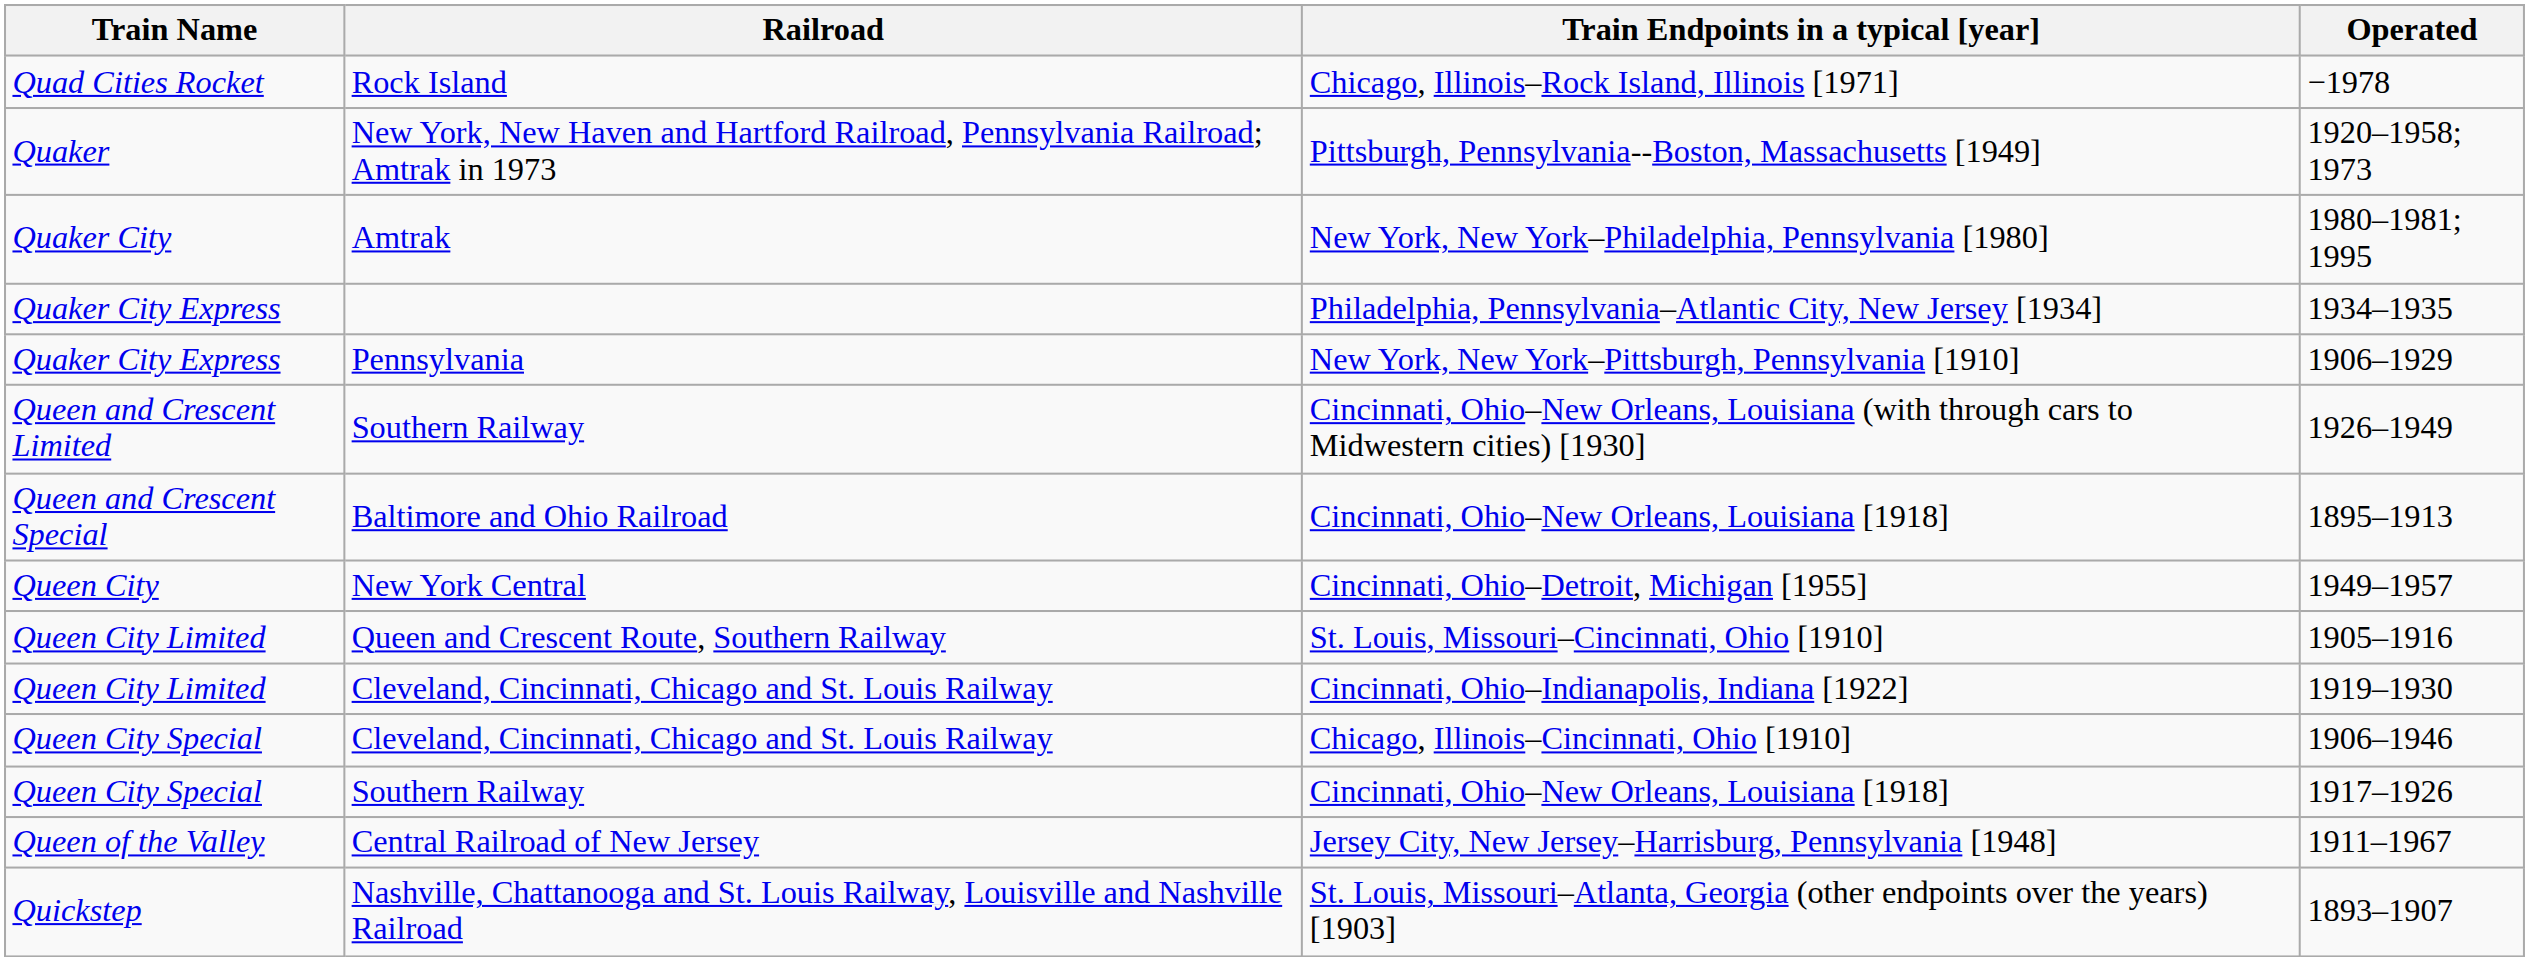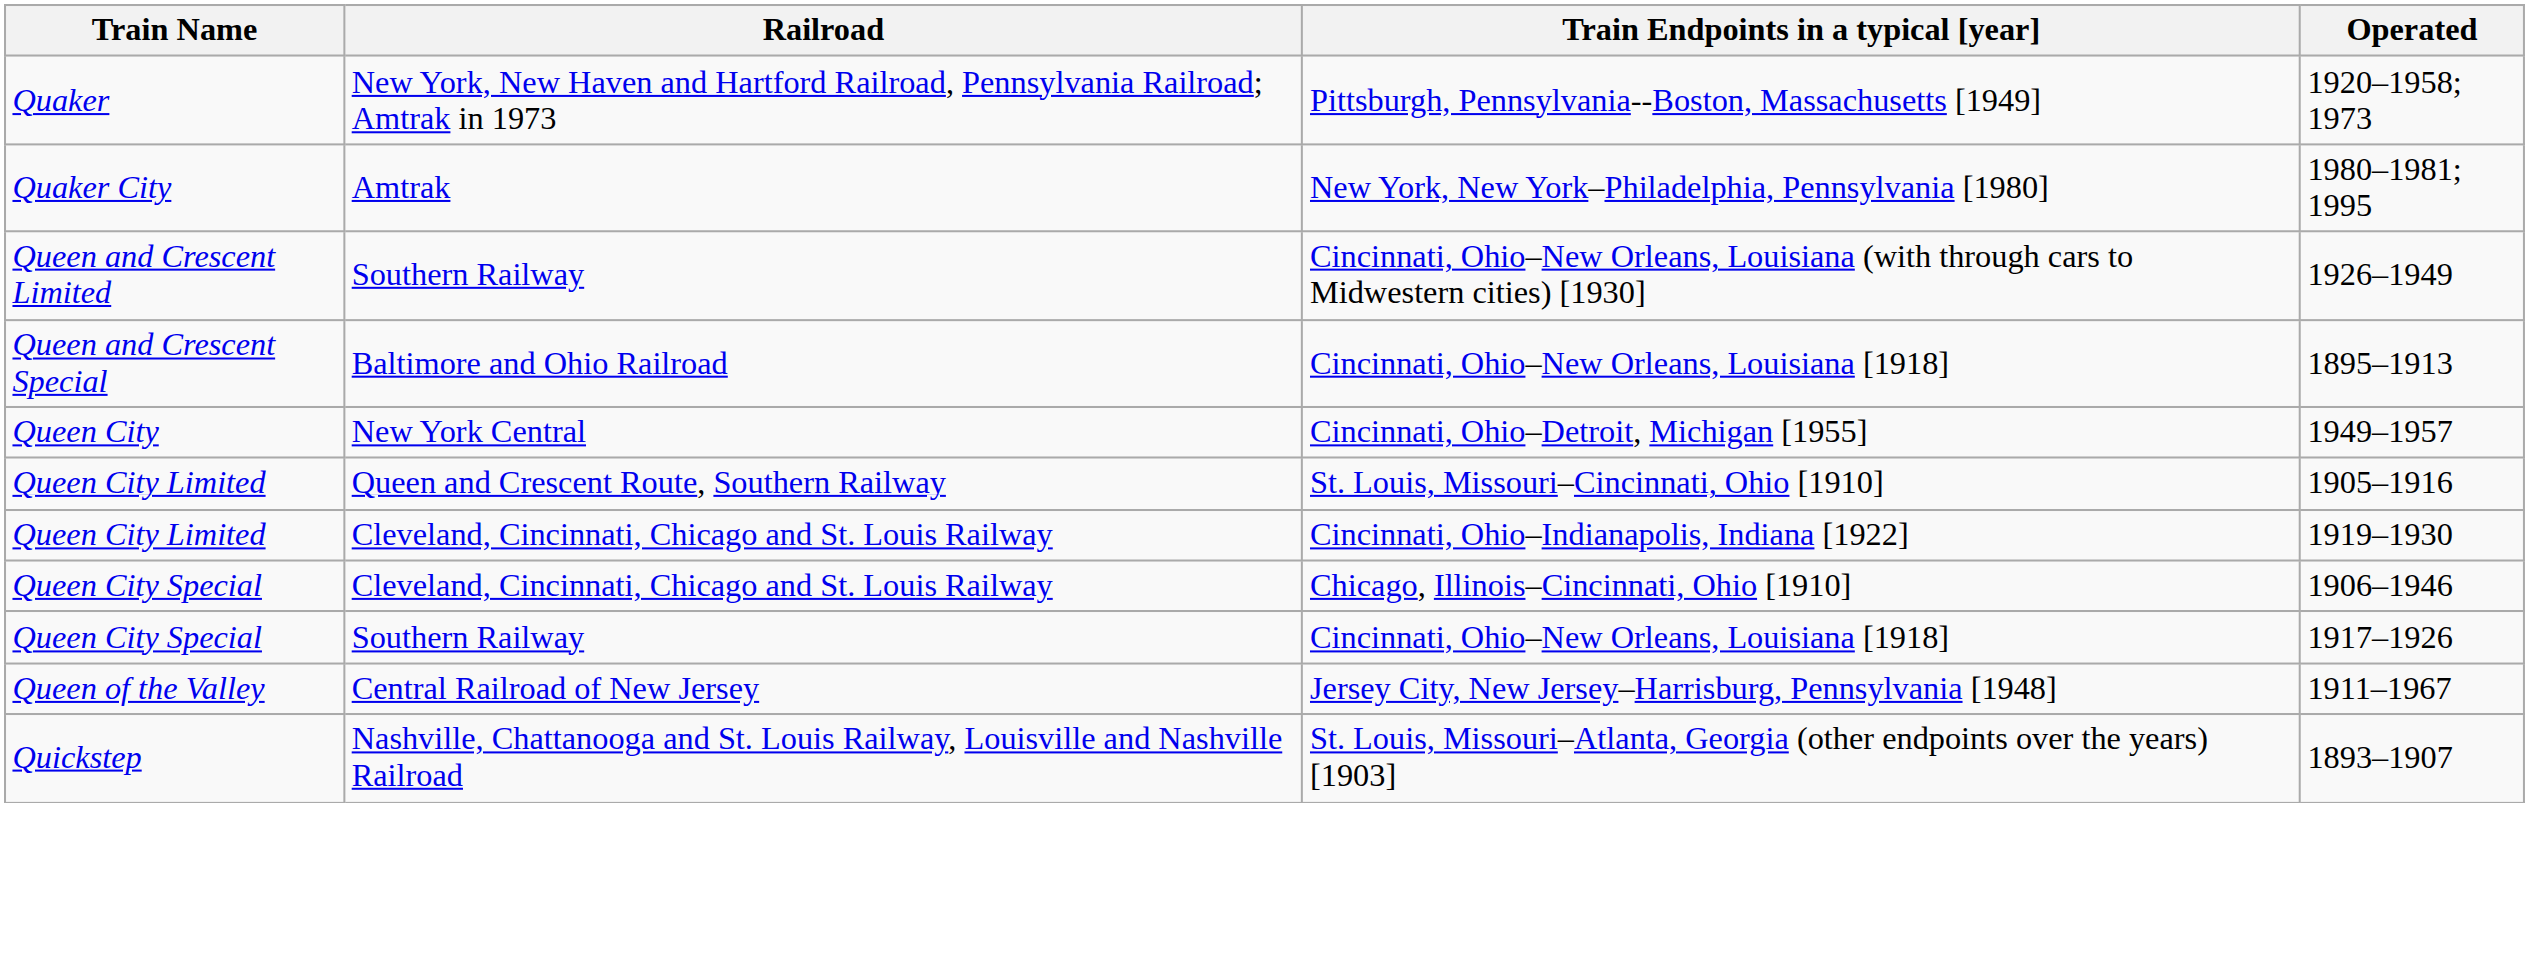- row: (1604, 81)
- row: (1706, 307)
- row: (1665, 359)
